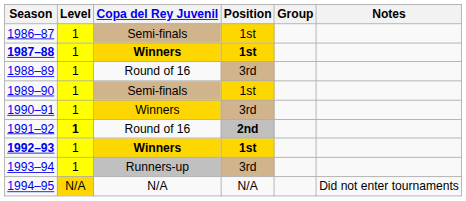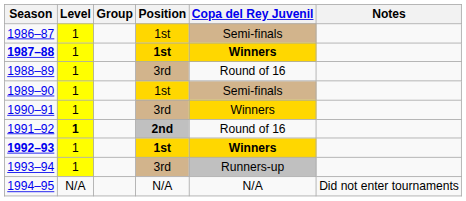columns swapped: (295, 14) <-> (157, 14)
(75, 186) gold background -> (75, 186) no background
